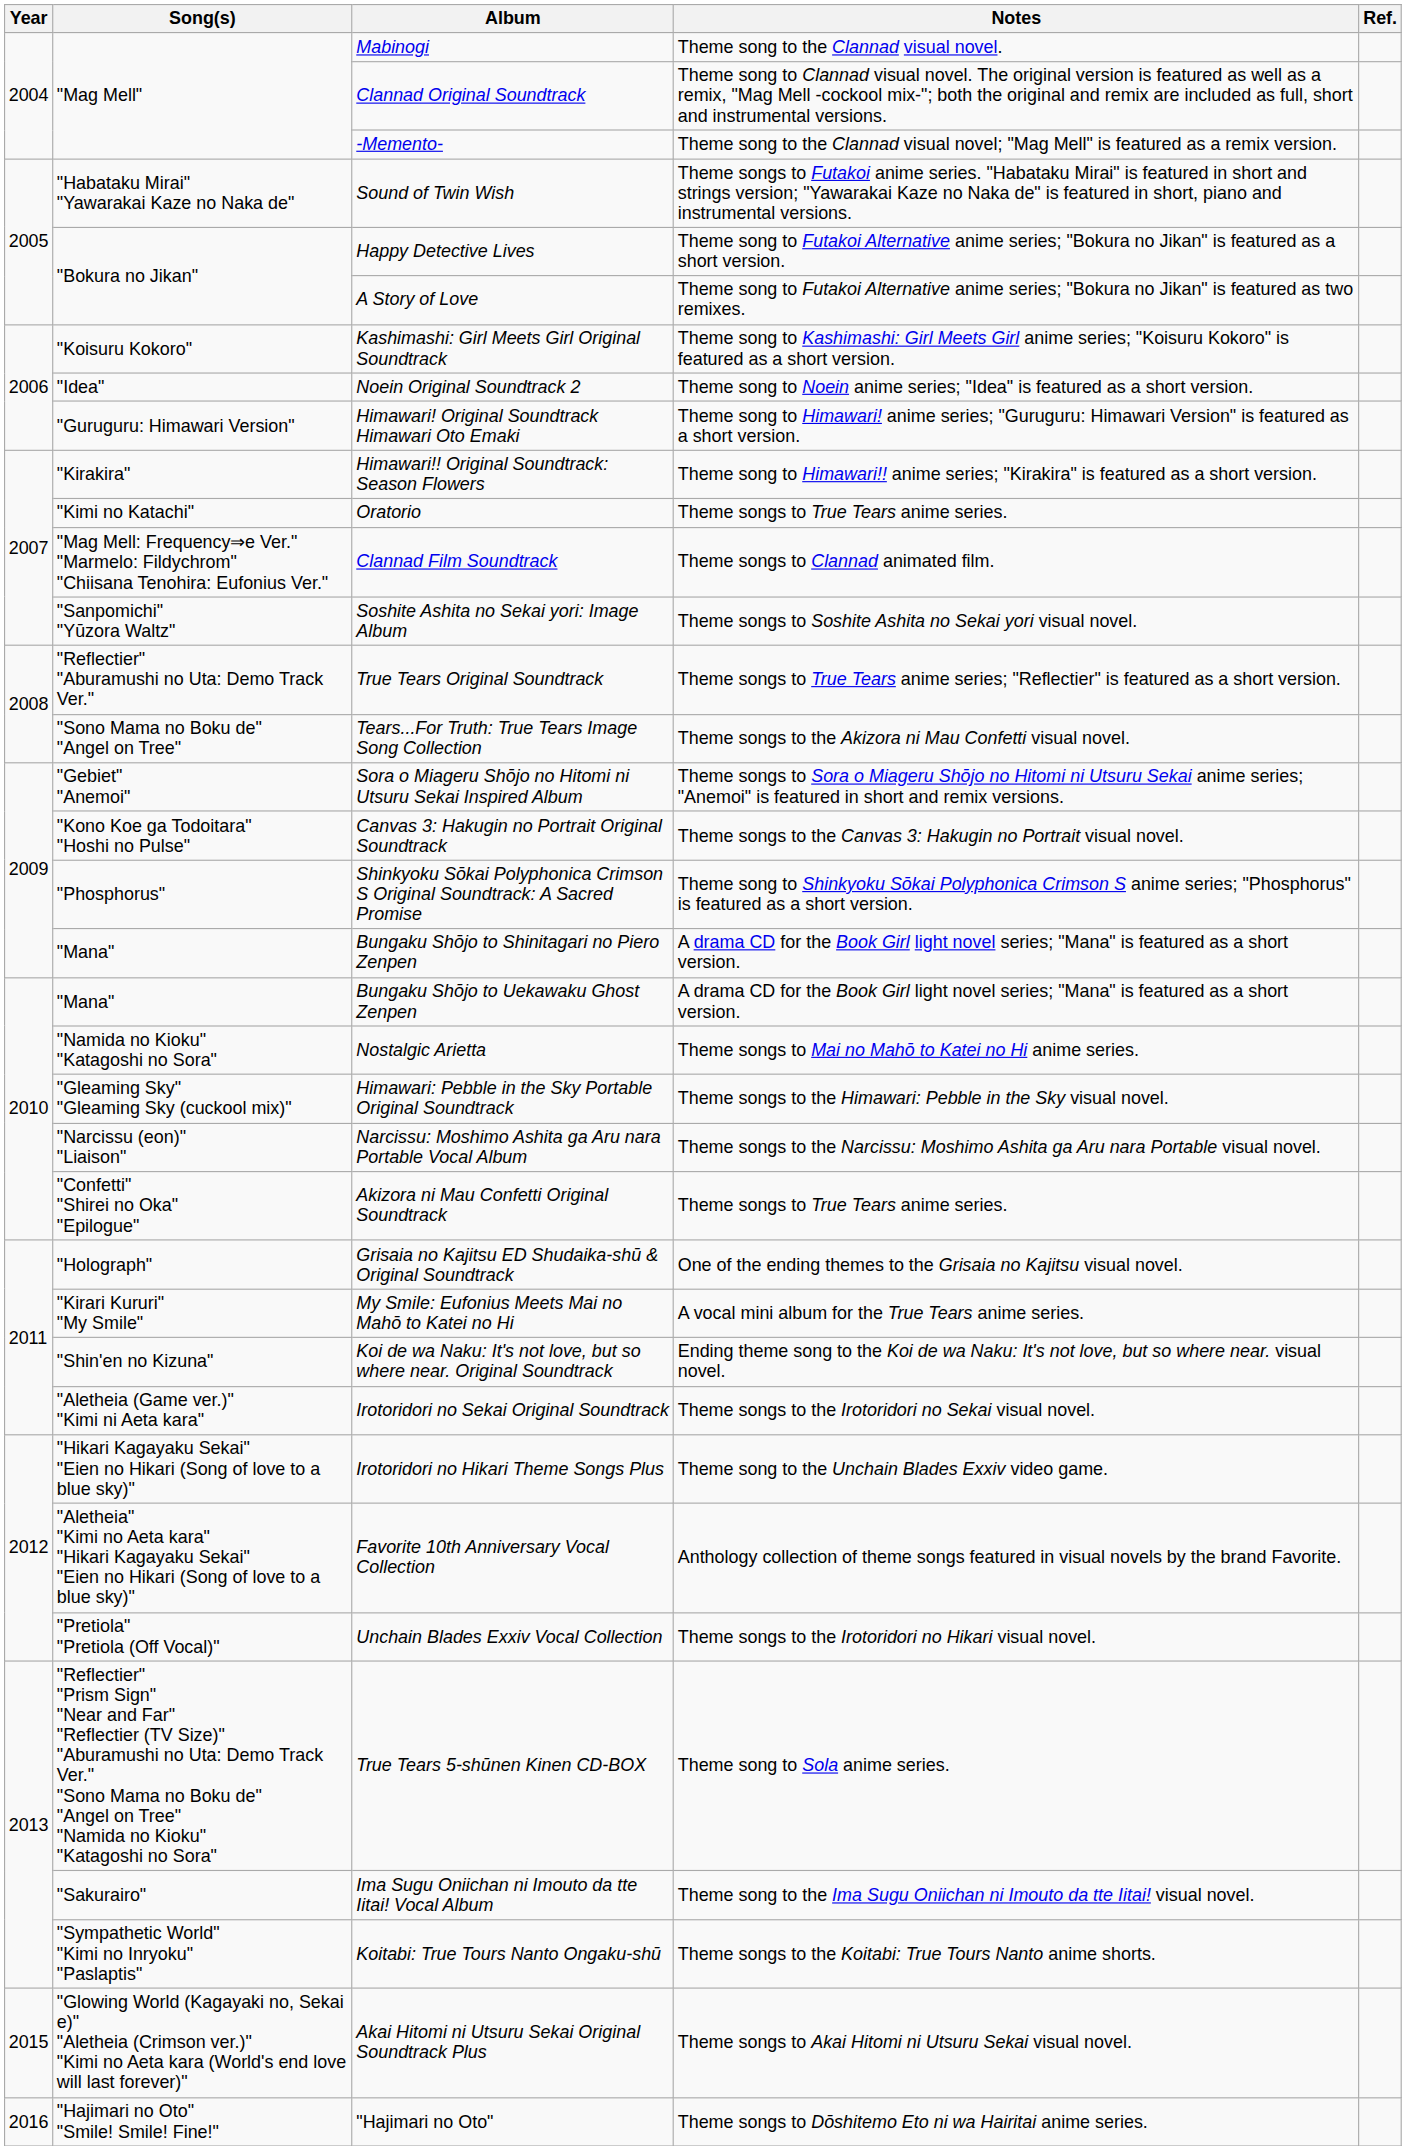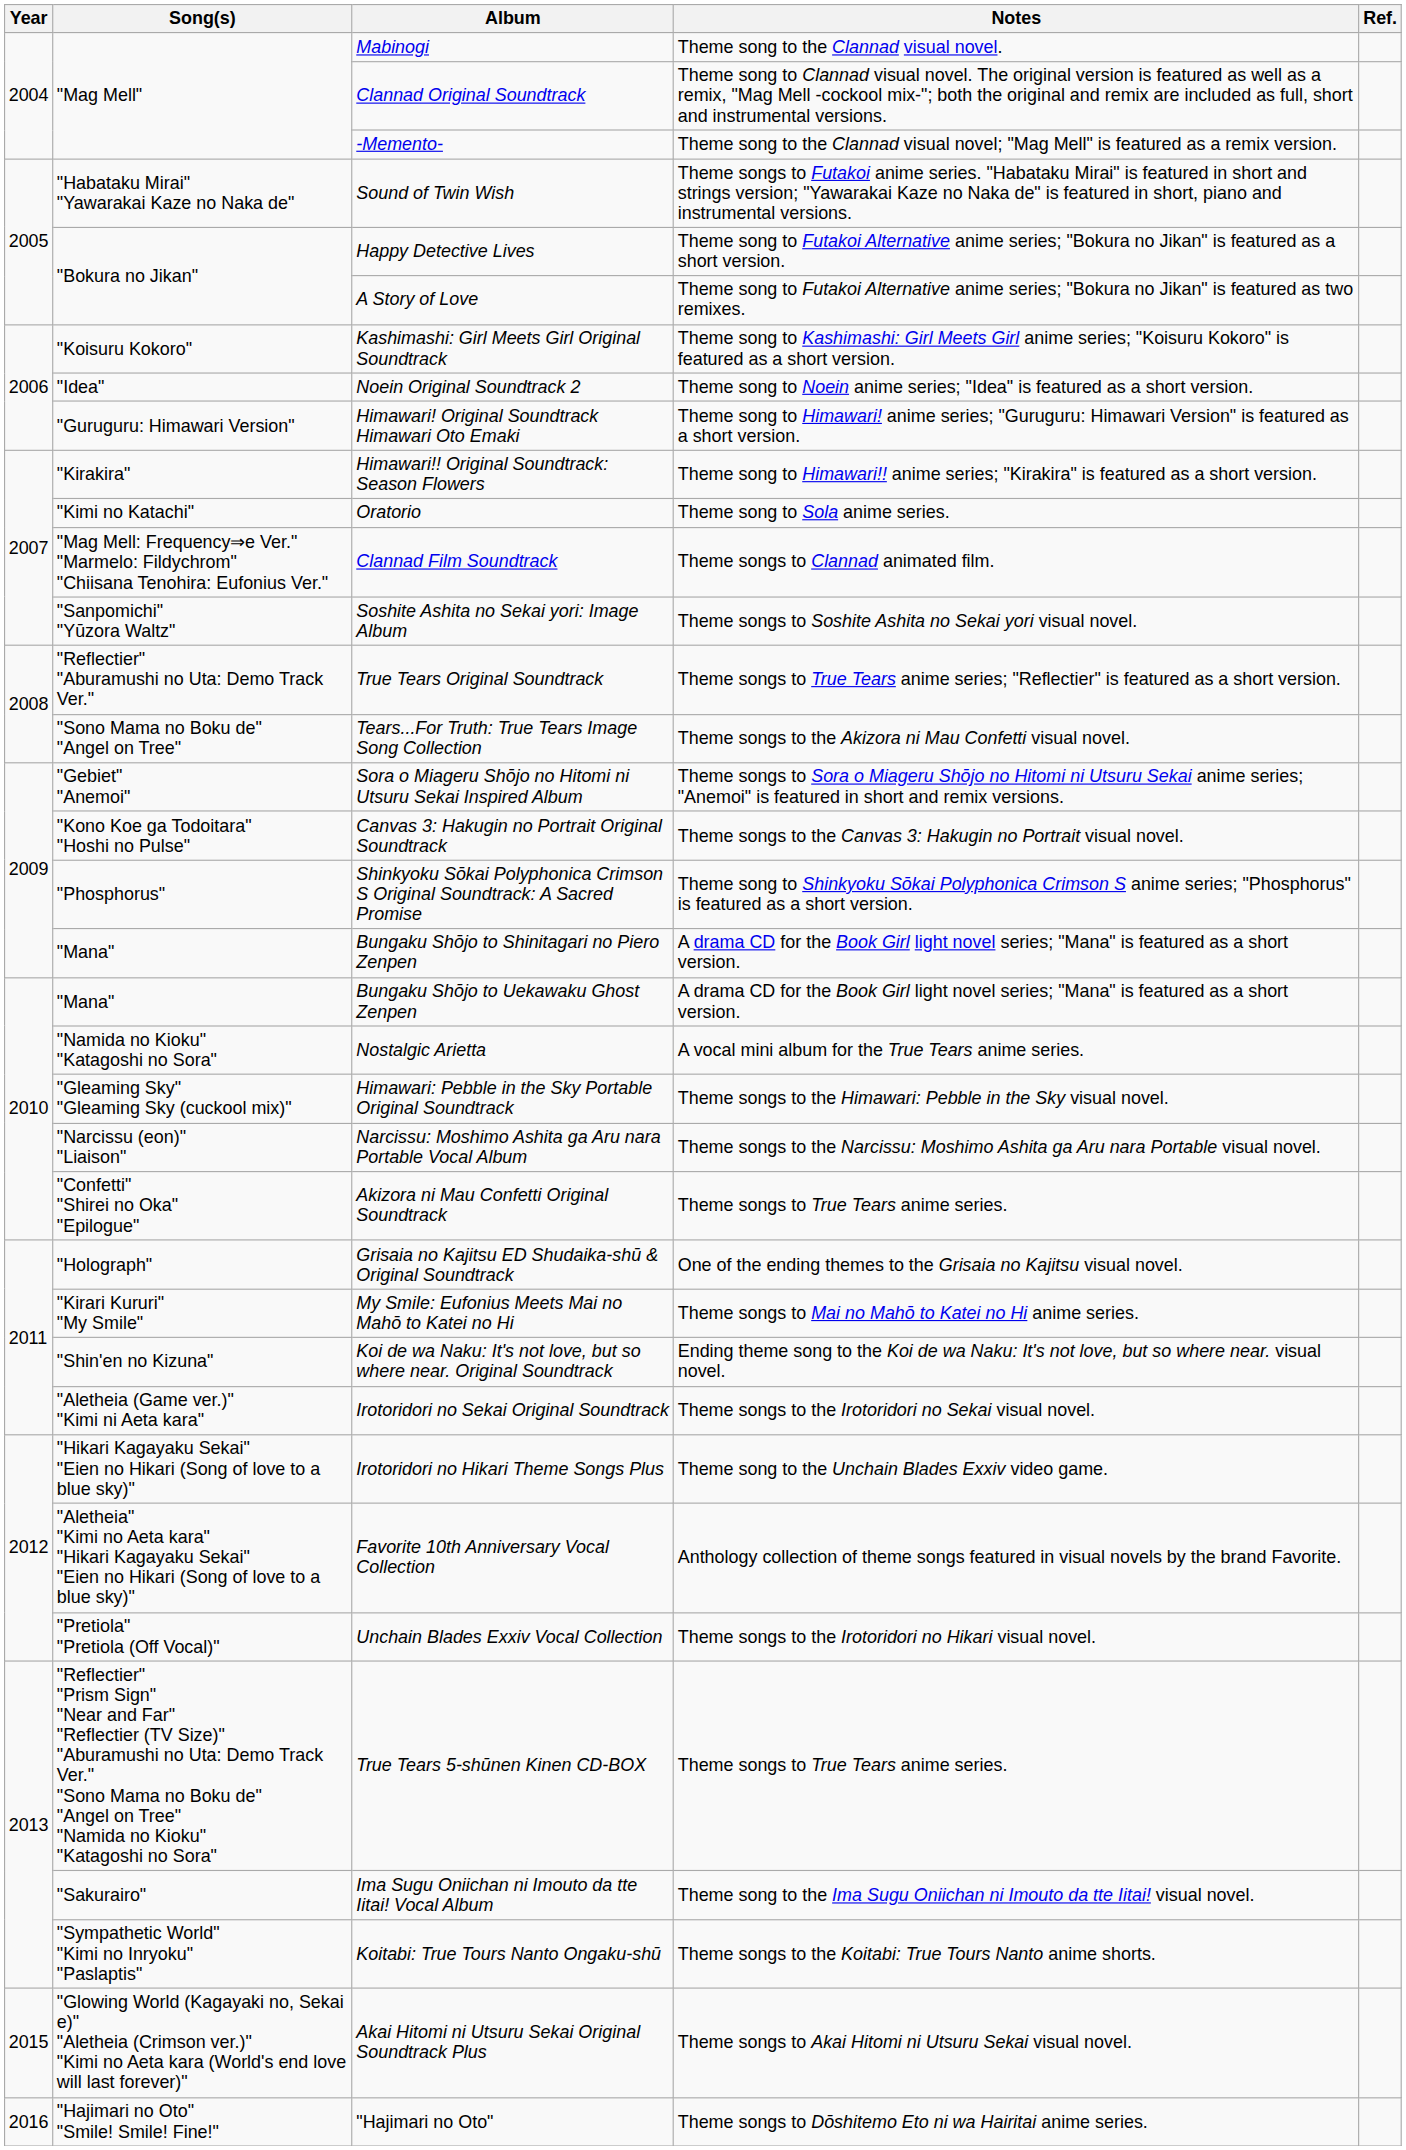(843, 512) Theme songs to True Tears anime series. -> (814, 512) Theme song to Sola anime series.
(908, 1050) Theme songs to Mai no Mahō to Katei no Hi anime series. -> (881, 1050) A vocal mini album for the True Tears anime series.
(881, 1313) A vocal mini album for the True Tears anime series. -> (908, 1313) Theme songs to Mai no Mahō to Katei no Hi anime series.
(814, 1765) Theme song to Sola anime series. -> (843, 1765) Theme songs to True Tears anime series.
